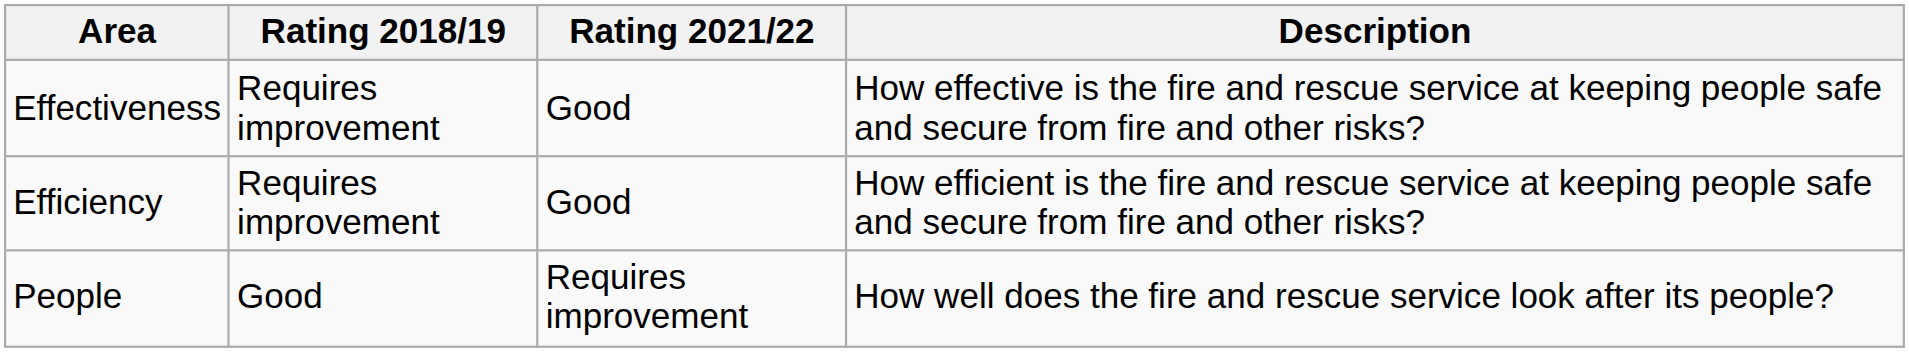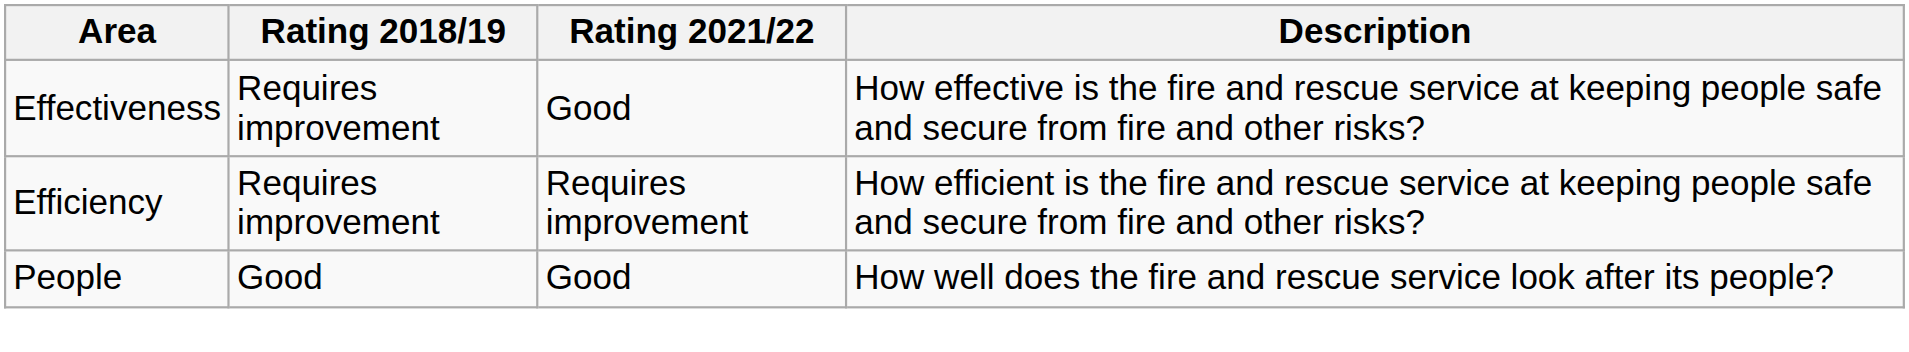(589, 202) Good -> (647, 202) Requires improvement
(647, 297) Requires improvement -> (589, 277) Good
